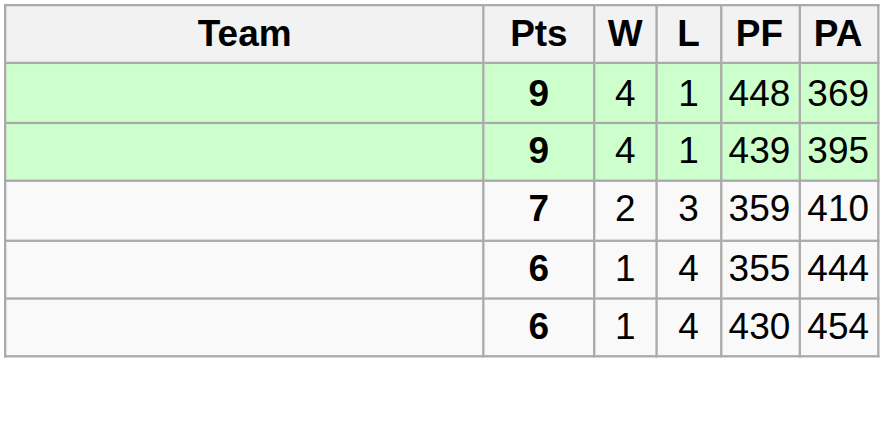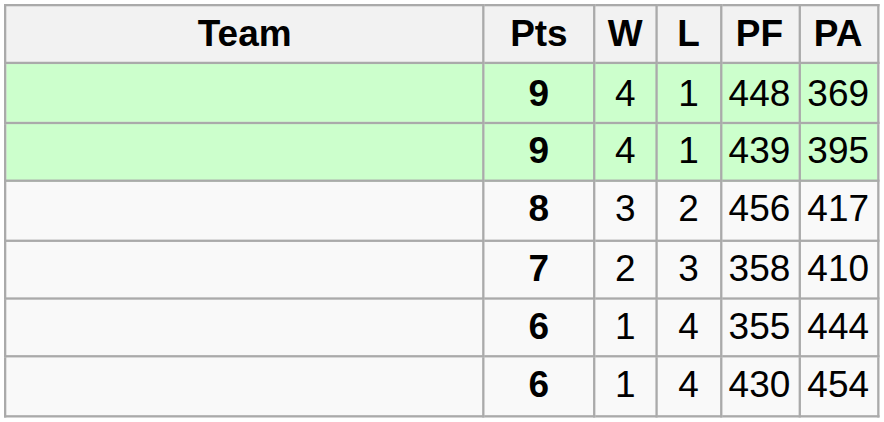+ row: (539, 209)
(759, 209) 359 -> (759, 268) 358
